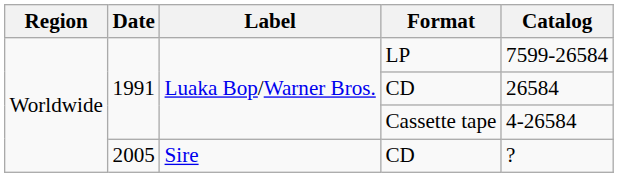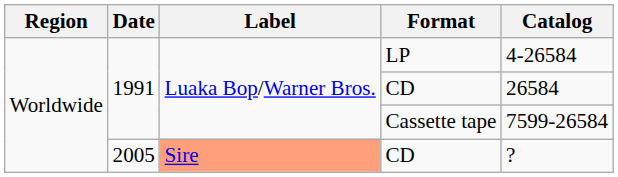(557, 54) 7599-26584 -> (541, 54) 4-26584
(541, 121) 4-26584 -> (557, 121) 7599-26584
(182, 155) no background -> (182, 155) lightsalmon background
